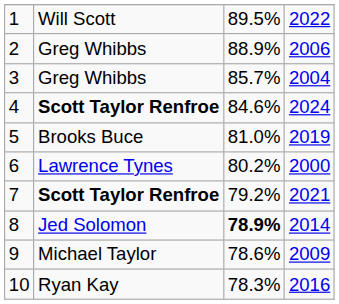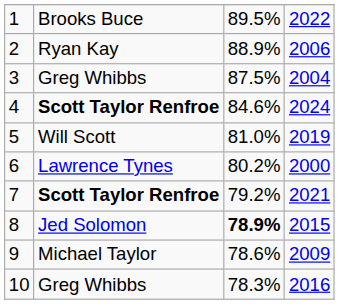(77, 19) Will Scott -> (91, 19) Brooks Buce
(92, 48) Greg Whibbs -> (78, 48) Ryan Kay
(254, 78) 85.7% -> (254, 78) 87.5%
(91, 136) Brooks Buce -> (77, 136) Will Scott
(310, 225) 2014 -> (310, 225) 2015
(78, 284) Ryan Kay -> (92, 284) Greg Whibbs
